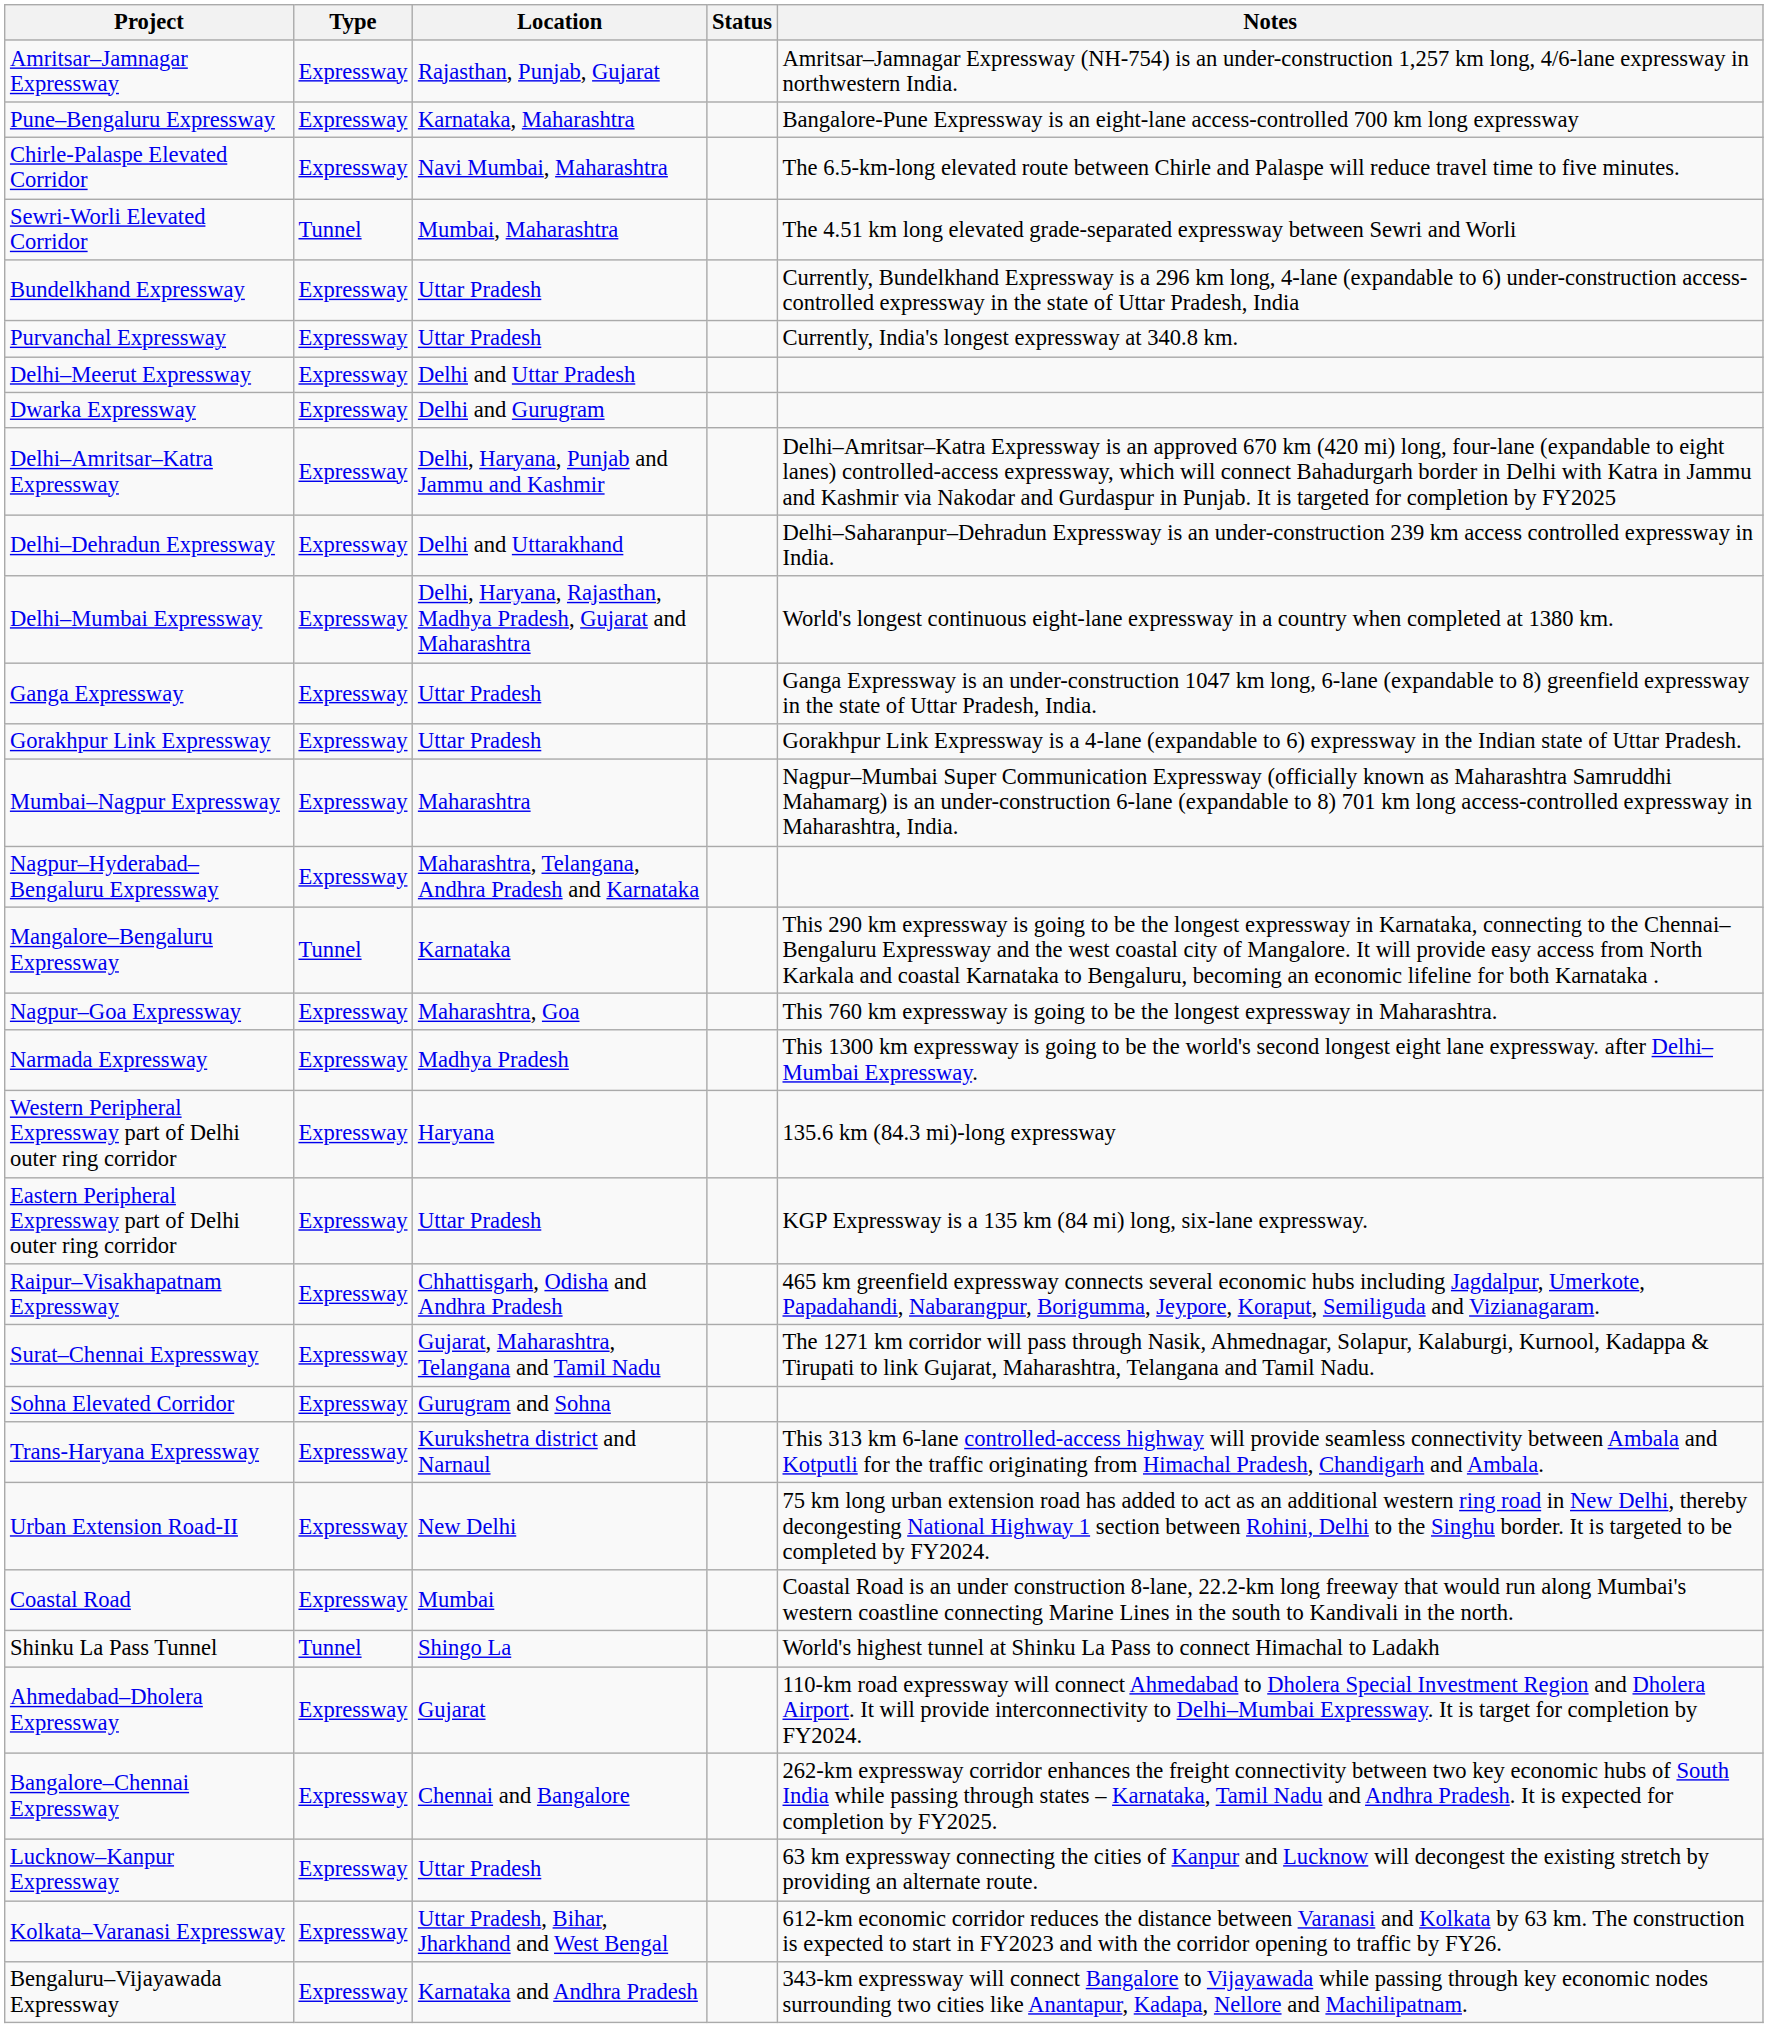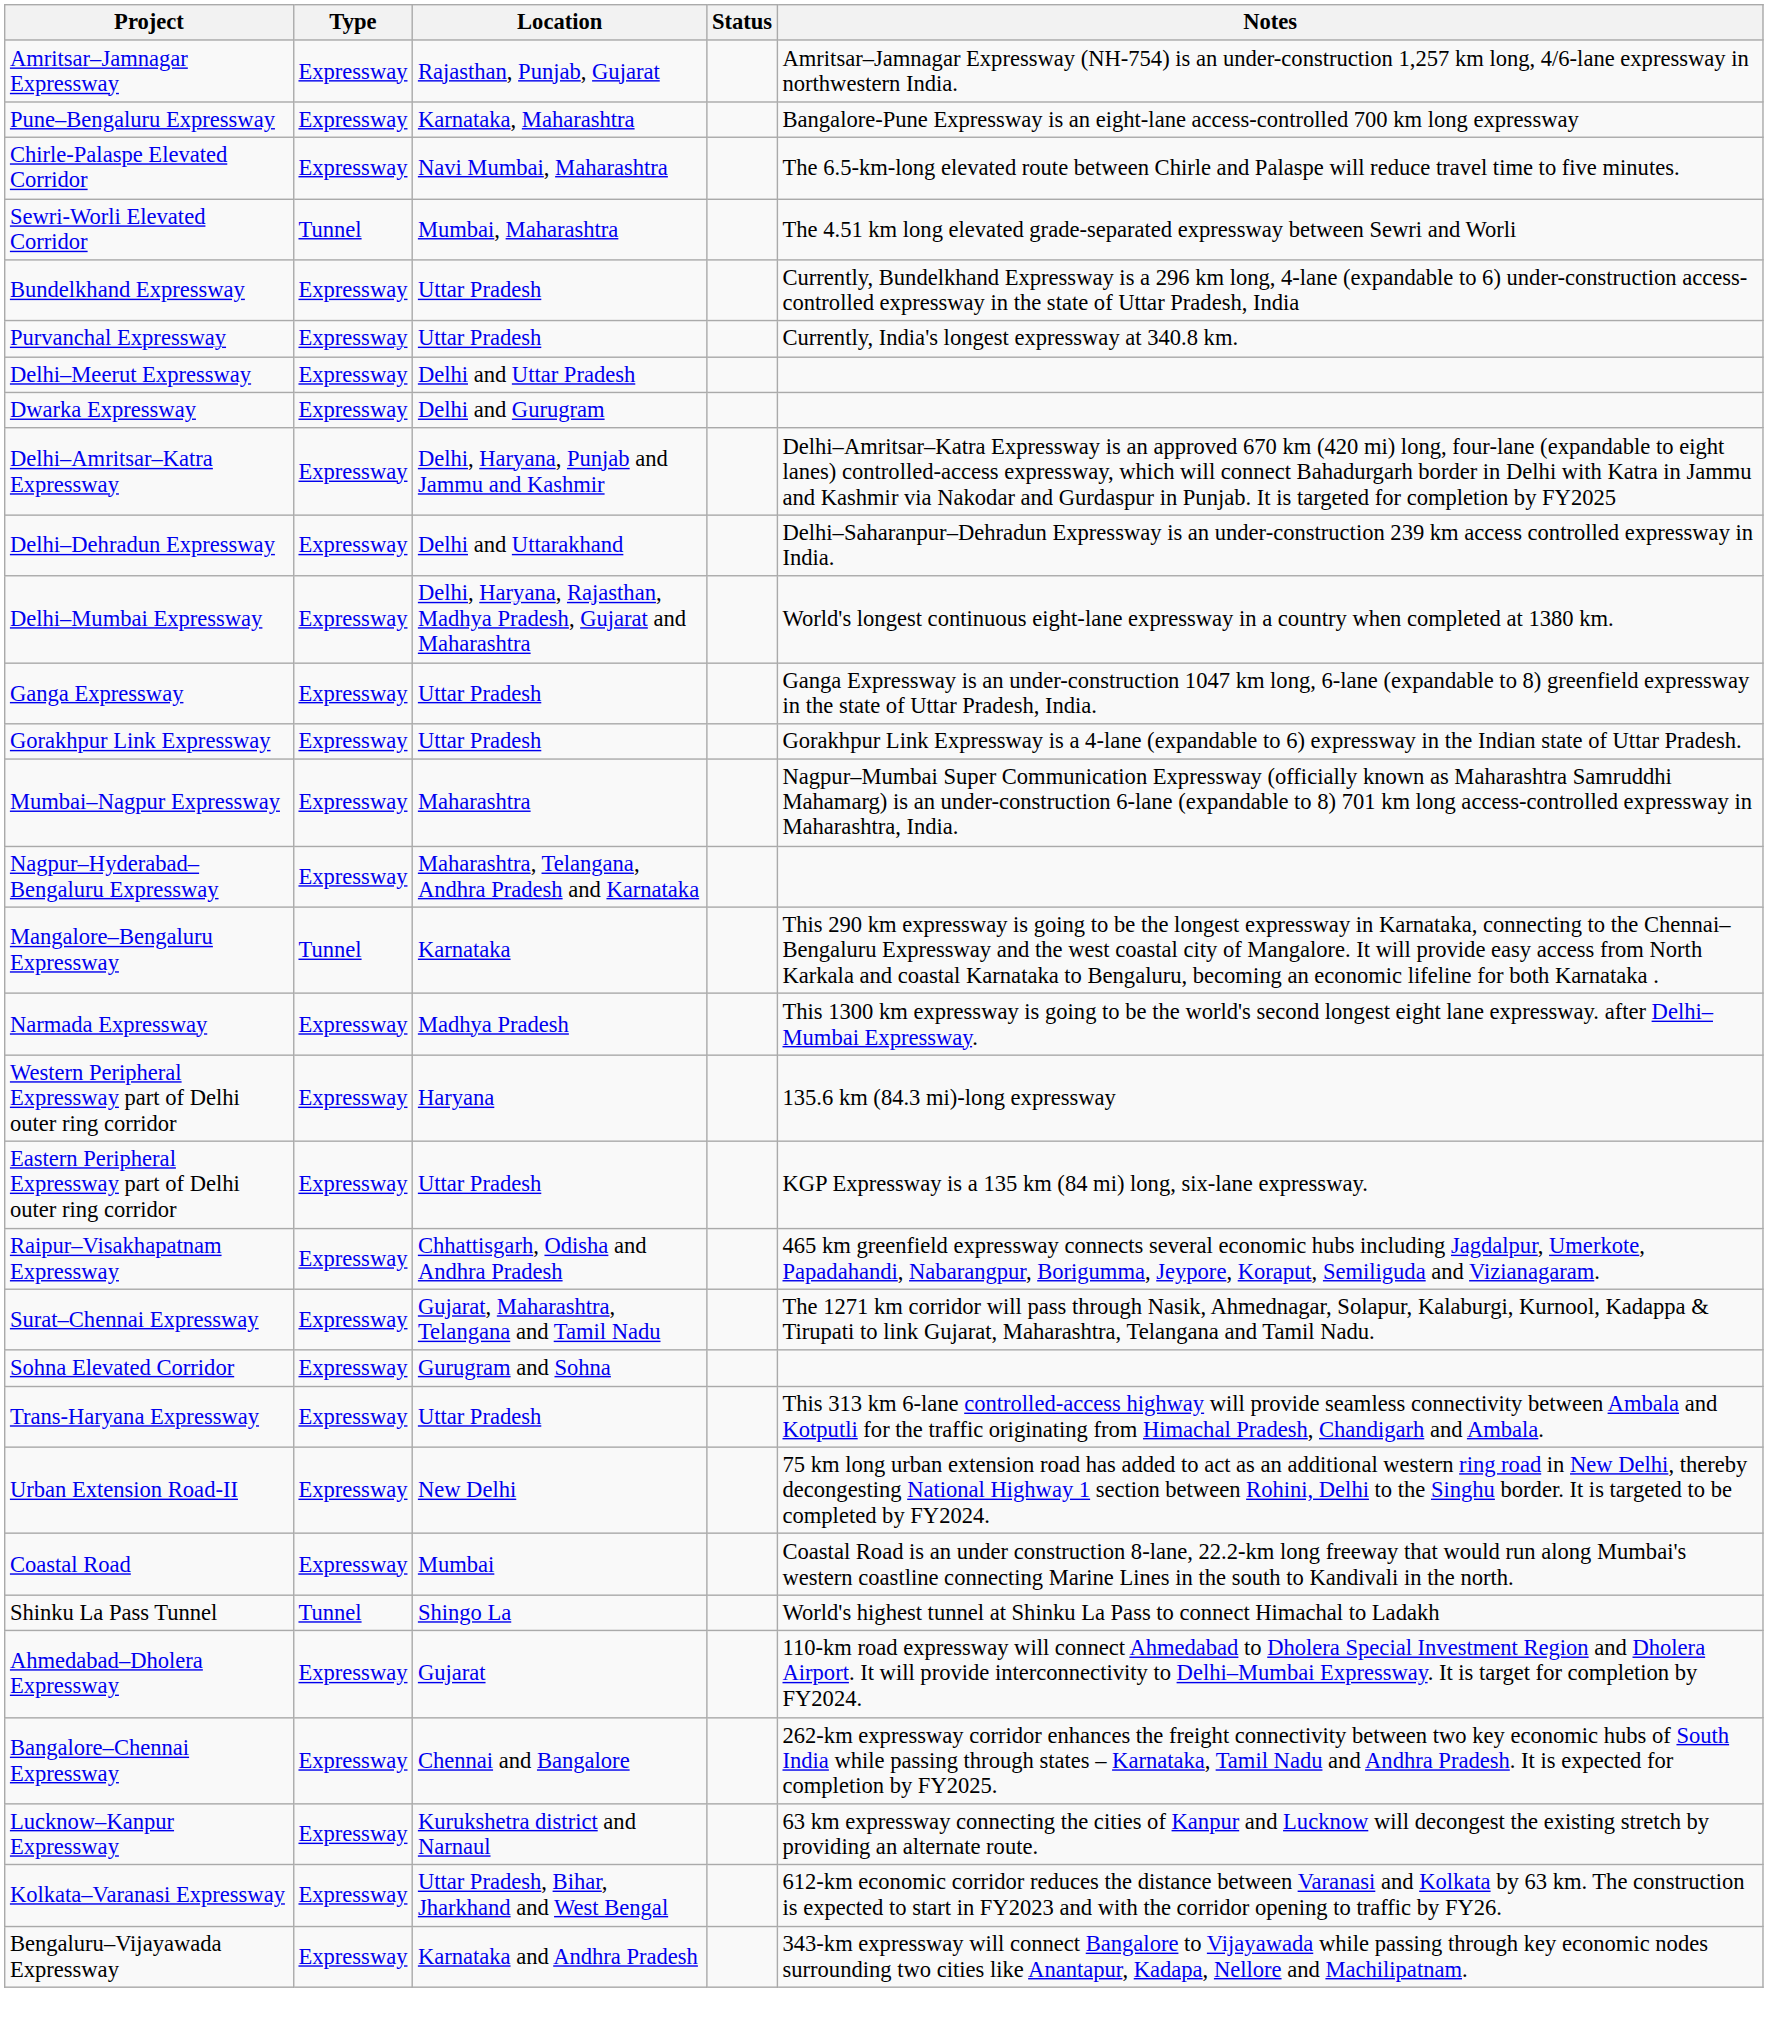- row: (125, 1011)
(527, 1452) Kurukshetra district and Narnaul -> (480, 1416) Uttar Pradesh
(480, 1869) Uttar Pradesh -> (527, 1834) Kurukshetra district and Narnaul
